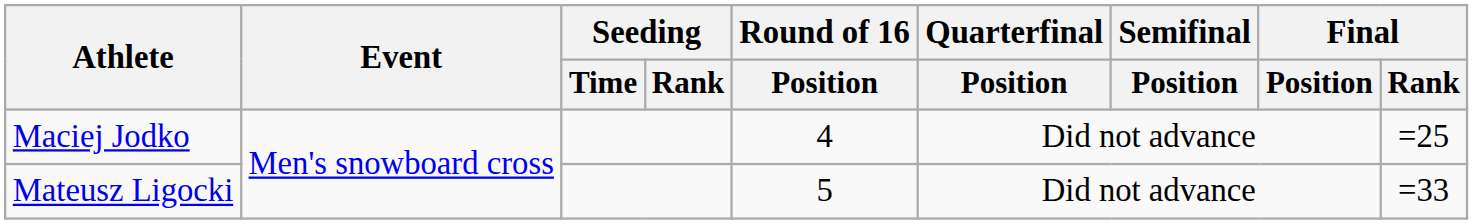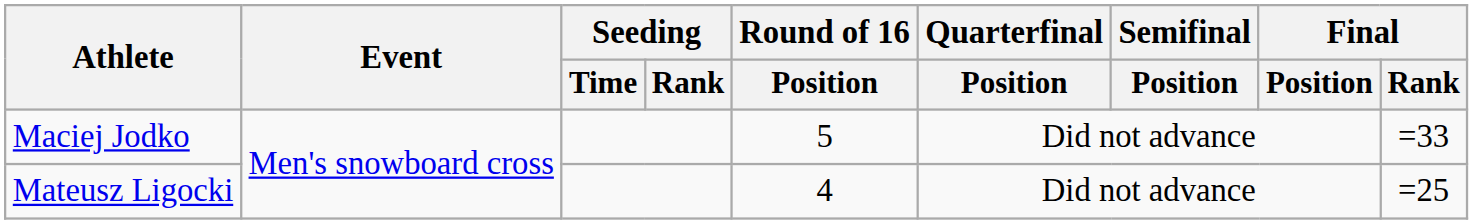(825, 136) 4 -> (825, 136) 5
(1424, 136) =25 -> (1424, 136) =33
(825, 190) 5 -> (825, 190) 4
(1424, 190) =33 -> (1424, 190) =25
